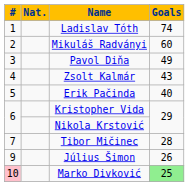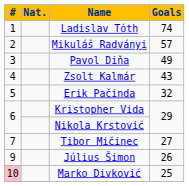(167, 45) 60 -> (167, 45) 57
(167, 93) 40 -> (167, 93) 32
(167, 141) 28 -> (167, 141) 27
(167, 173) lightgreen background -> (167, 173) no background
